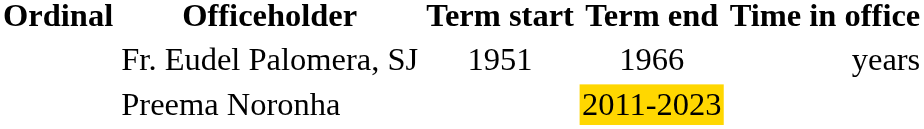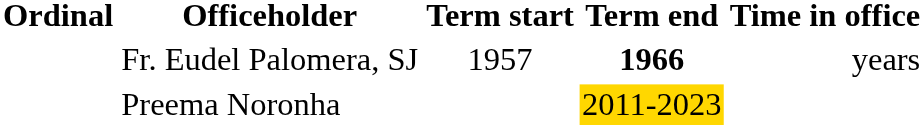(500, 59) 1951 -> (500, 59) 1957
(652, 59) normal -> (652, 59) bold
